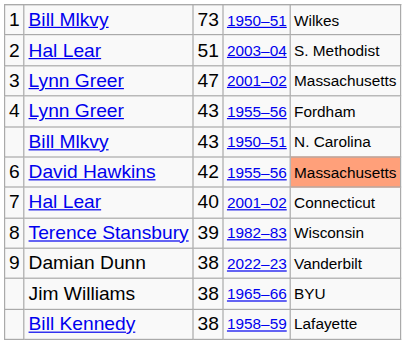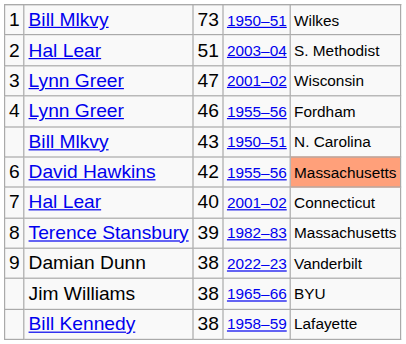(345, 81) Massachusetts -> (329, 81) Wisconsin
(208, 111) 43 -> (208, 111) 46
(329, 233) Wisconsin -> (345, 233) Massachusetts
